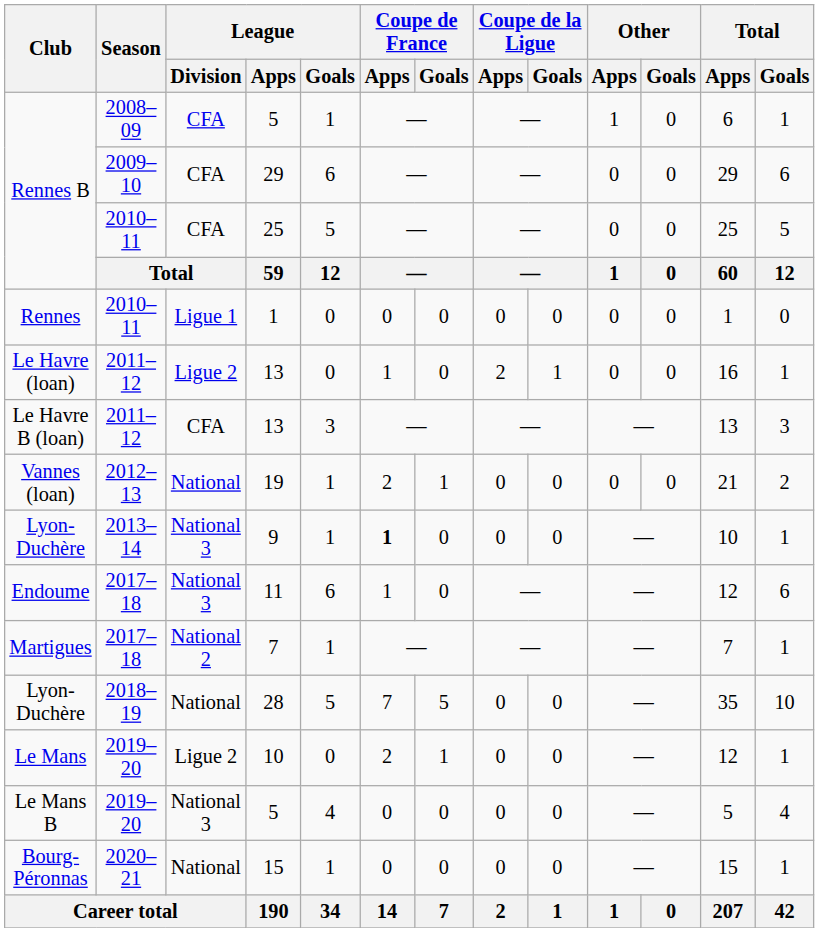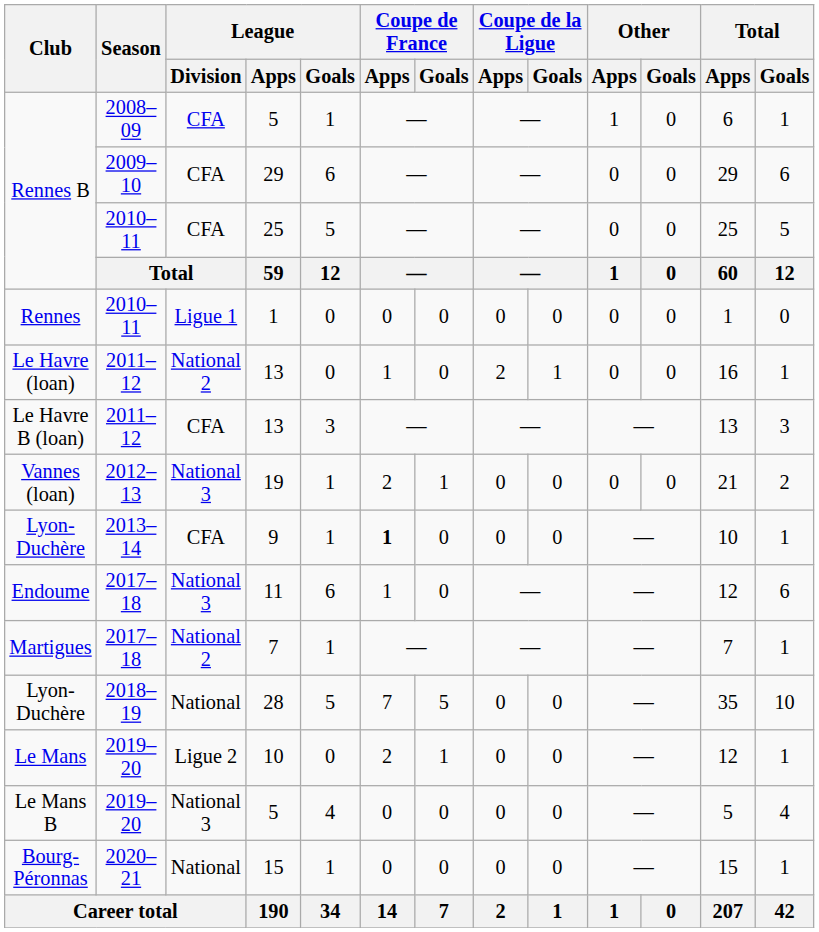(206, 371) Ligue 2 -> (206, 371) National 2
(206, 482) National -> (206, 482) National 3
(206, 537) National 3 -> (206, 537) CFA
